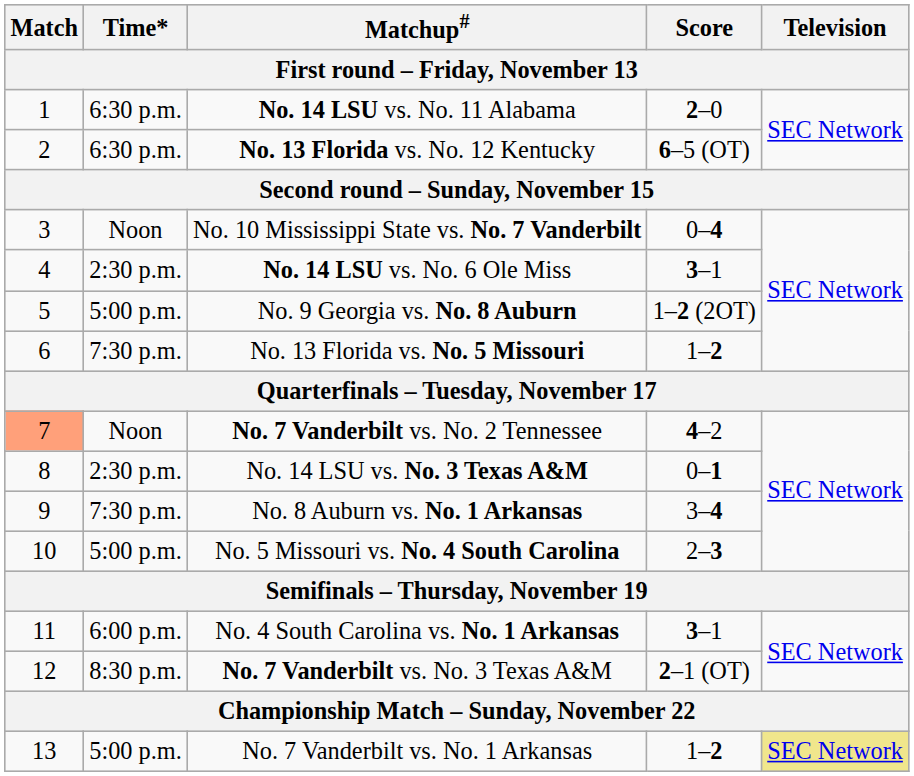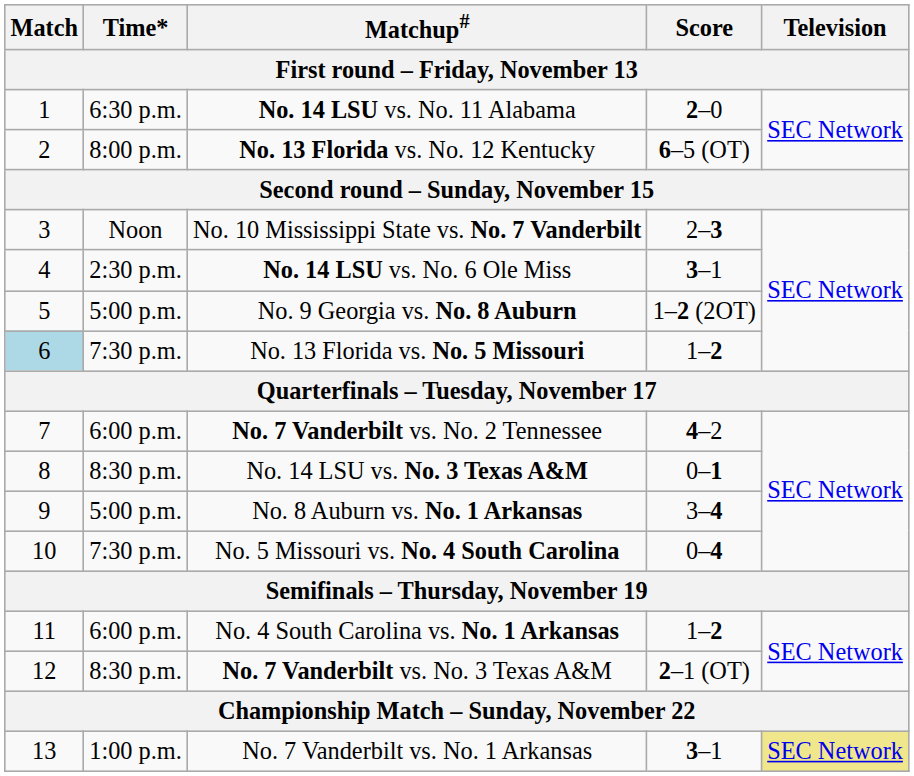(136, 149) 6:30 p.m. -> (136, 149) 8:00 p.m.
(704, 230) 0–4 -> (704, 230) 2–3
(44, 350) no background -> (44, 350) lightblue background
(44, 430) lightsalmon background -> (44, 430) no background
(136, 430) Noon -> (136, 430) 6:00 p.m.
(136, 470) 2:30 p.m. -> (136, 470) 8:30 p.m.
(136, 510) 7:30 p.m. -> (136, 510) 5:00 p.m.
(136, 550) 5:00 p.m. -> (136, 550) 7:30 p.m.
(704, 550) 2–3 -> (704, 550) 0–4
(704, 631) 3–1 -> (704, 631) 1–2
(136, 751) 5:00 p.m. -> (136, 751) 1:00 p.m.
(704, 751) 1–2 -> (704, 751) 3–1
